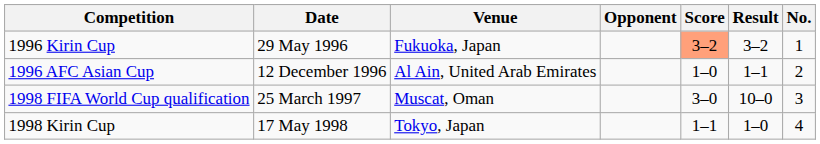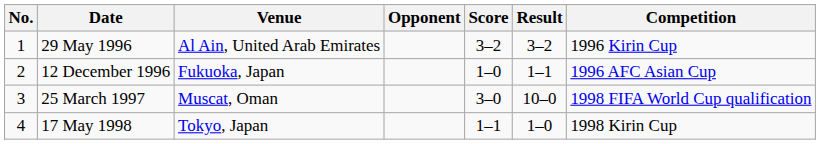columns swapped: (799, 17) <-> (129, 17)
(447, 44) Fukuoka, Japan -> (279, 44) Al Ain, United Arab Emirates
(705, 44) lightsalmon background -> (488, 44) no background
(495, 71) Al Ain, United Arab Emirates -> (231, 71) Fukuoka, Japan
